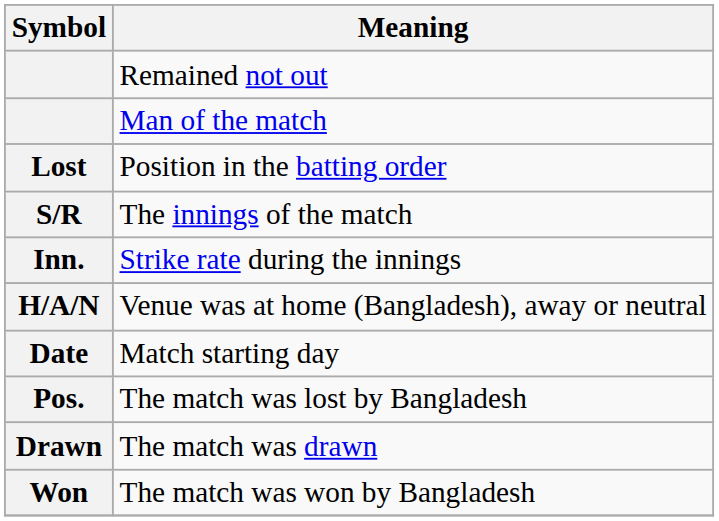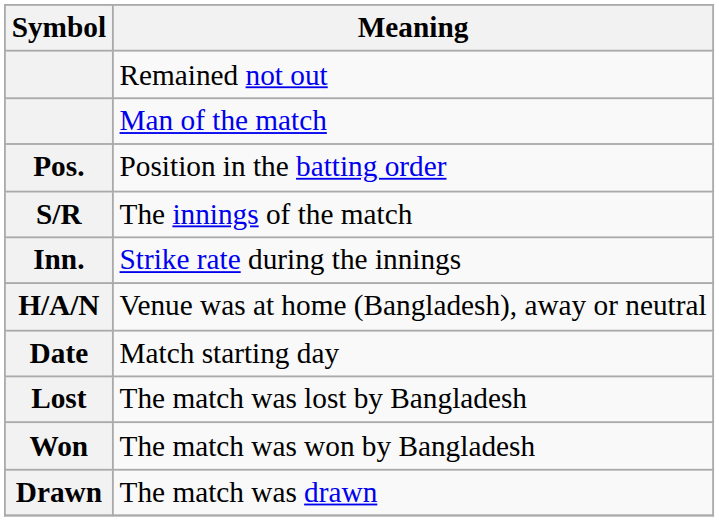(59, 167) Lost -> (59, 167) Pos.
(59, 399) Pos. -> (59, 399) Lost
rows swapped: (327, 492) <-> (248, 445)
